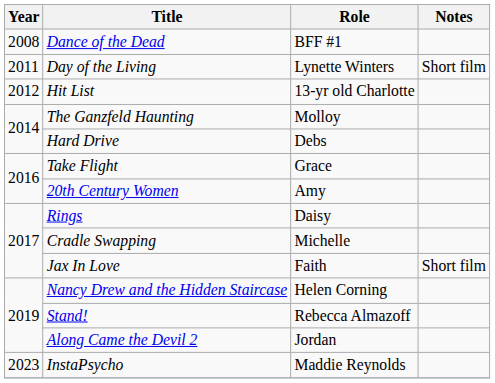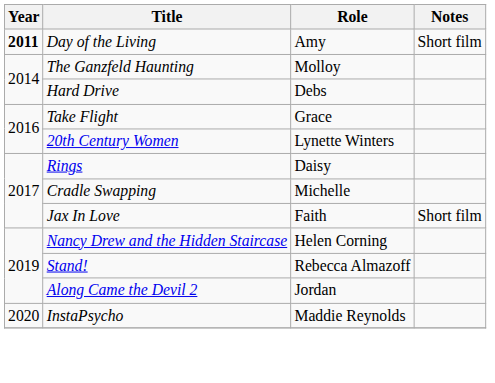- row: (106, 41)
(23, 66) normal -> (23, 41) bold
(344, 66) Lynette Winters -> (310, 41) Amy
- row: (70, 91)
(310, 191) Amy -> (344, 141) Lynette Winters
(24, 365) 2023 -> (24, 315) 2020
